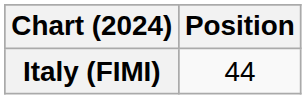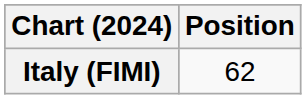(240, 70) 44 -> (240, 70) 62
